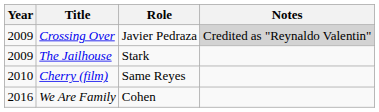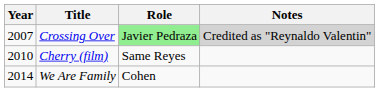(20, 35) 2009 -> (20, 35) 2007
(159, 35) no background -> (159, 35) lightgreen background
- row: (75, 55)
(20, 96) 2016 -> (20, 76) 2014
